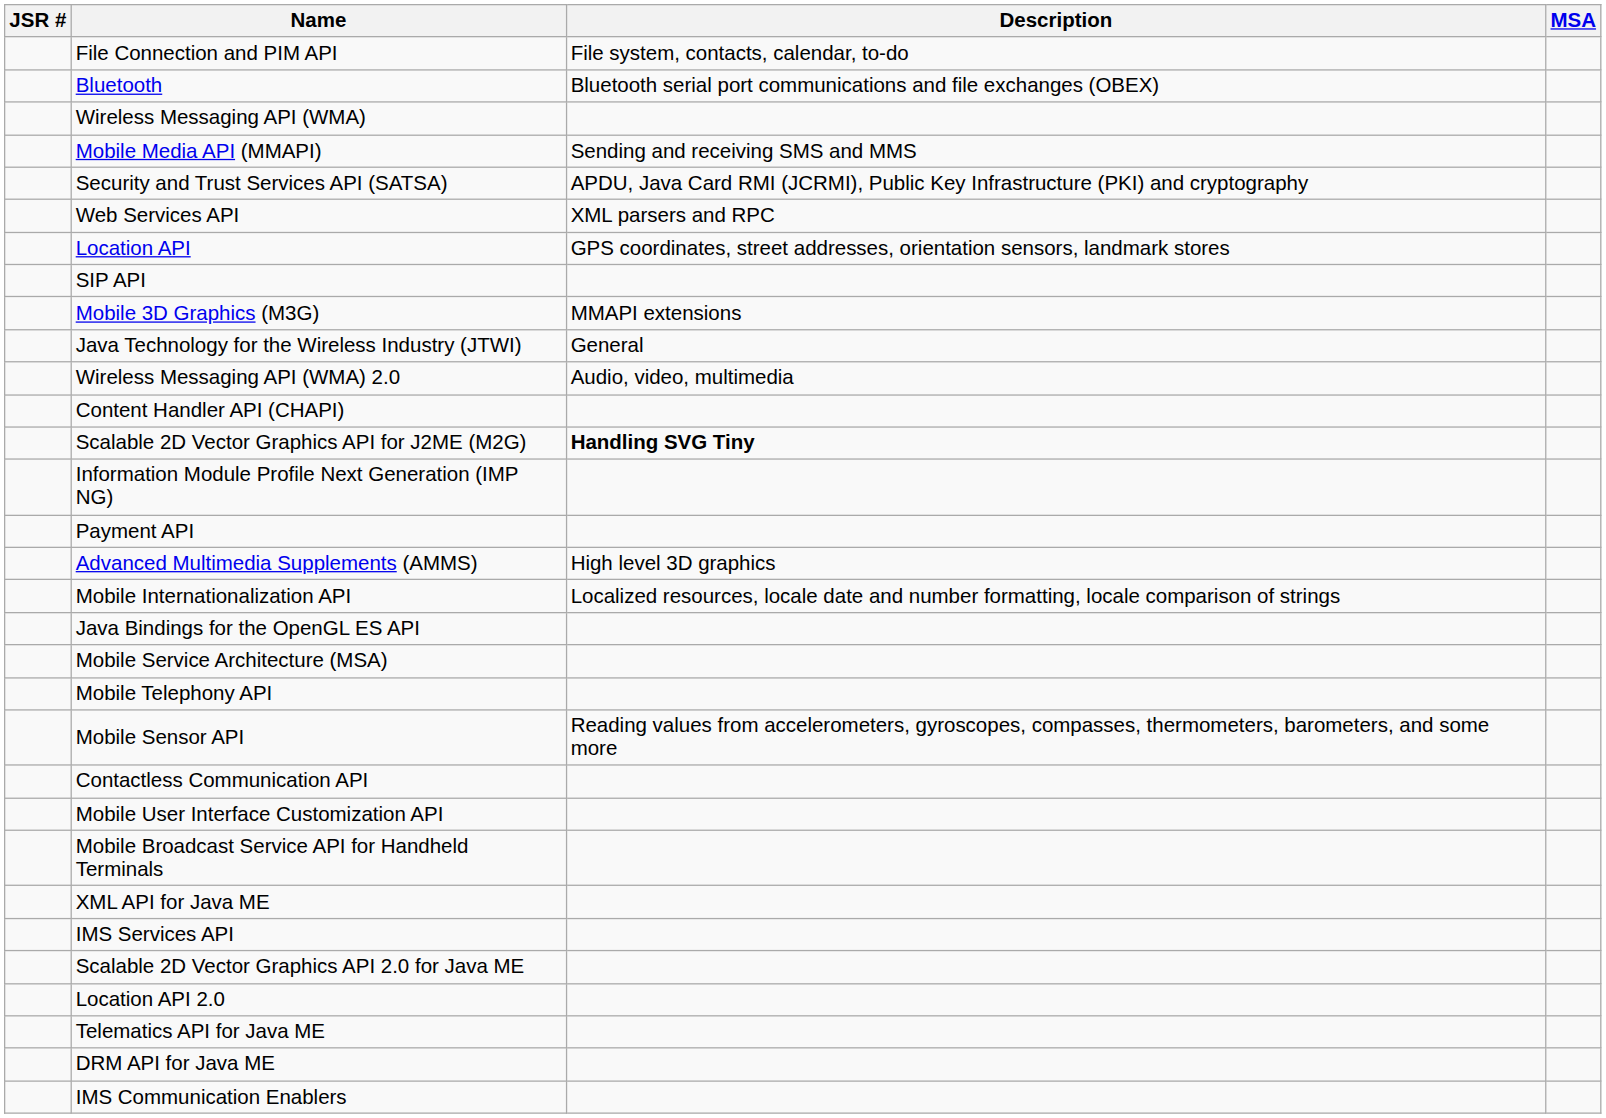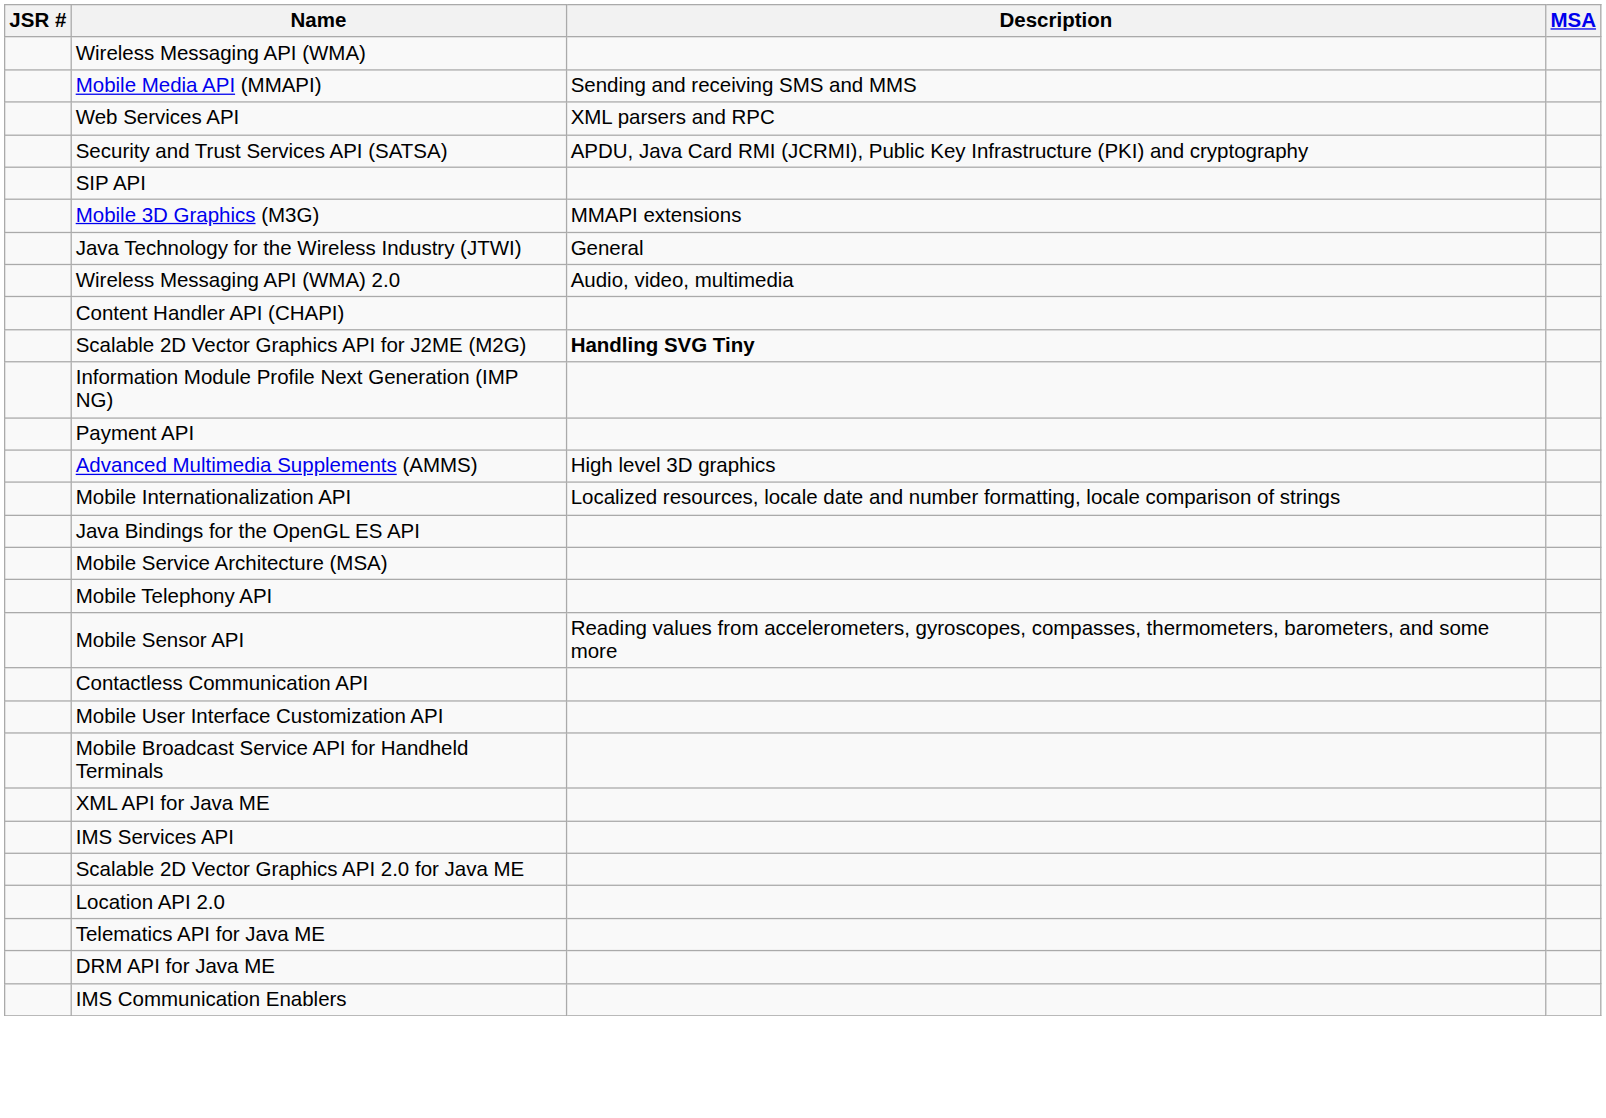- row: (207, 53)
- row: (119, 85)
rows swapped: (157, 215) <-> (262, 183)
- row: (133, 248)
